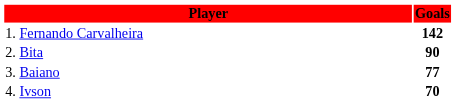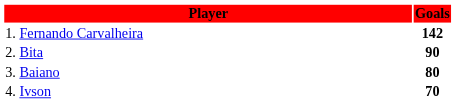(432, 72) 77 -> (432, 72) 80
